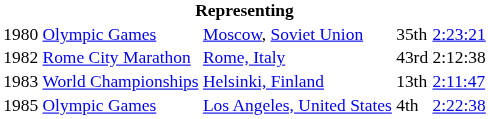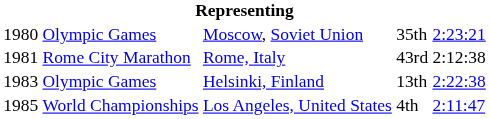(21, 57) 1982 -> (21, 57) 1981
(121, 81) World Championships -> (99, 81) Olympic Games
(459, 81) 2:11:47 -> (459, 81) 2:22:38
(99, 105) Olympic Games -> (121, 105) World Championships
(459, 105) 2:22:38 -> (459, 105) 2:11:47
